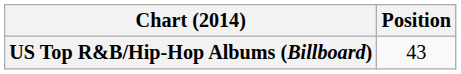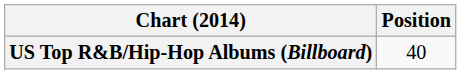(416, 52) 43 -> (416, 52) 40
